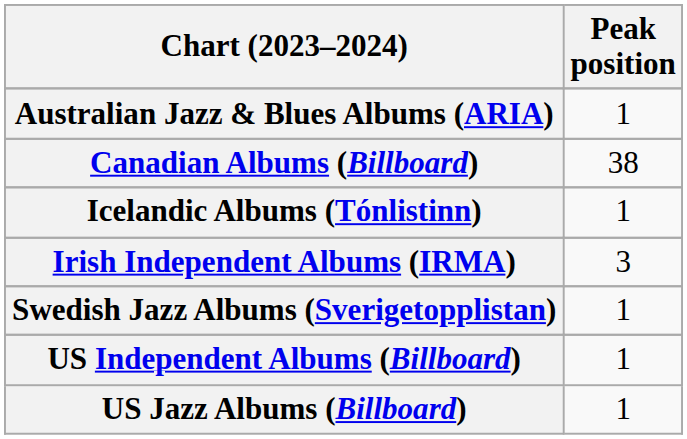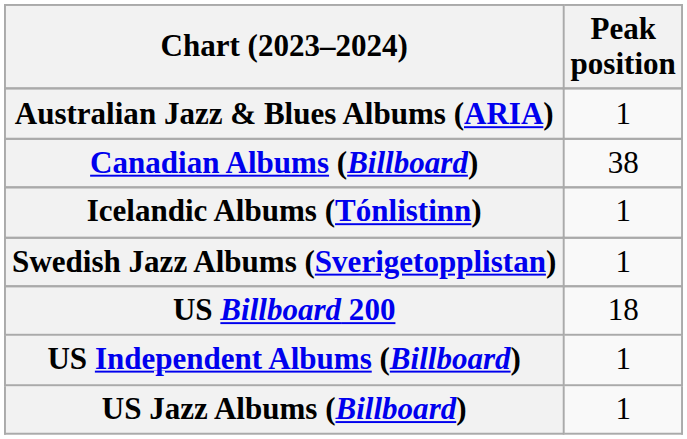- row: (284, 260)
+ row: (284, 310)
